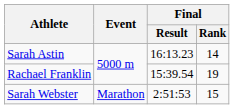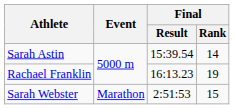(172, 54) 16:13.23 -> (172, 54) 15:39.54
(172, 74) 15:39.54 -> (172, 74) 16:13.23
